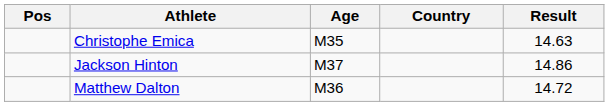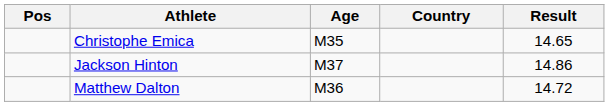(553, 40) 14.63 -> (553, 40) 14.65
